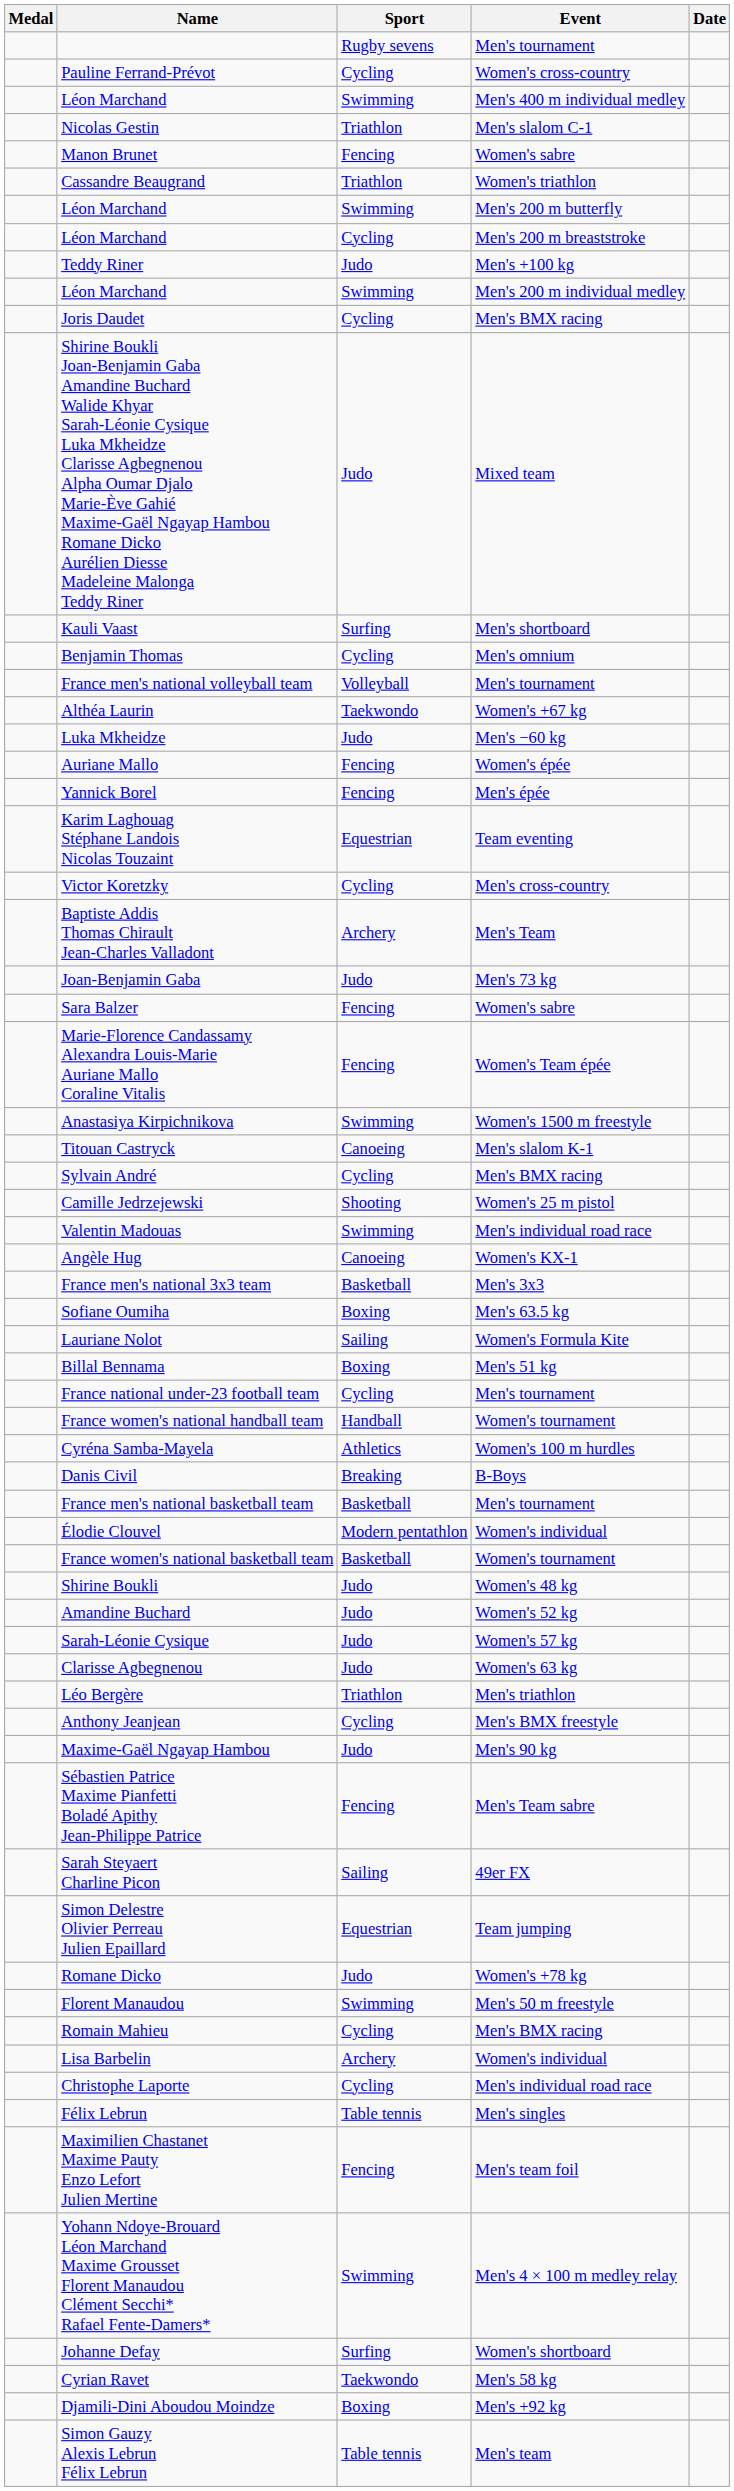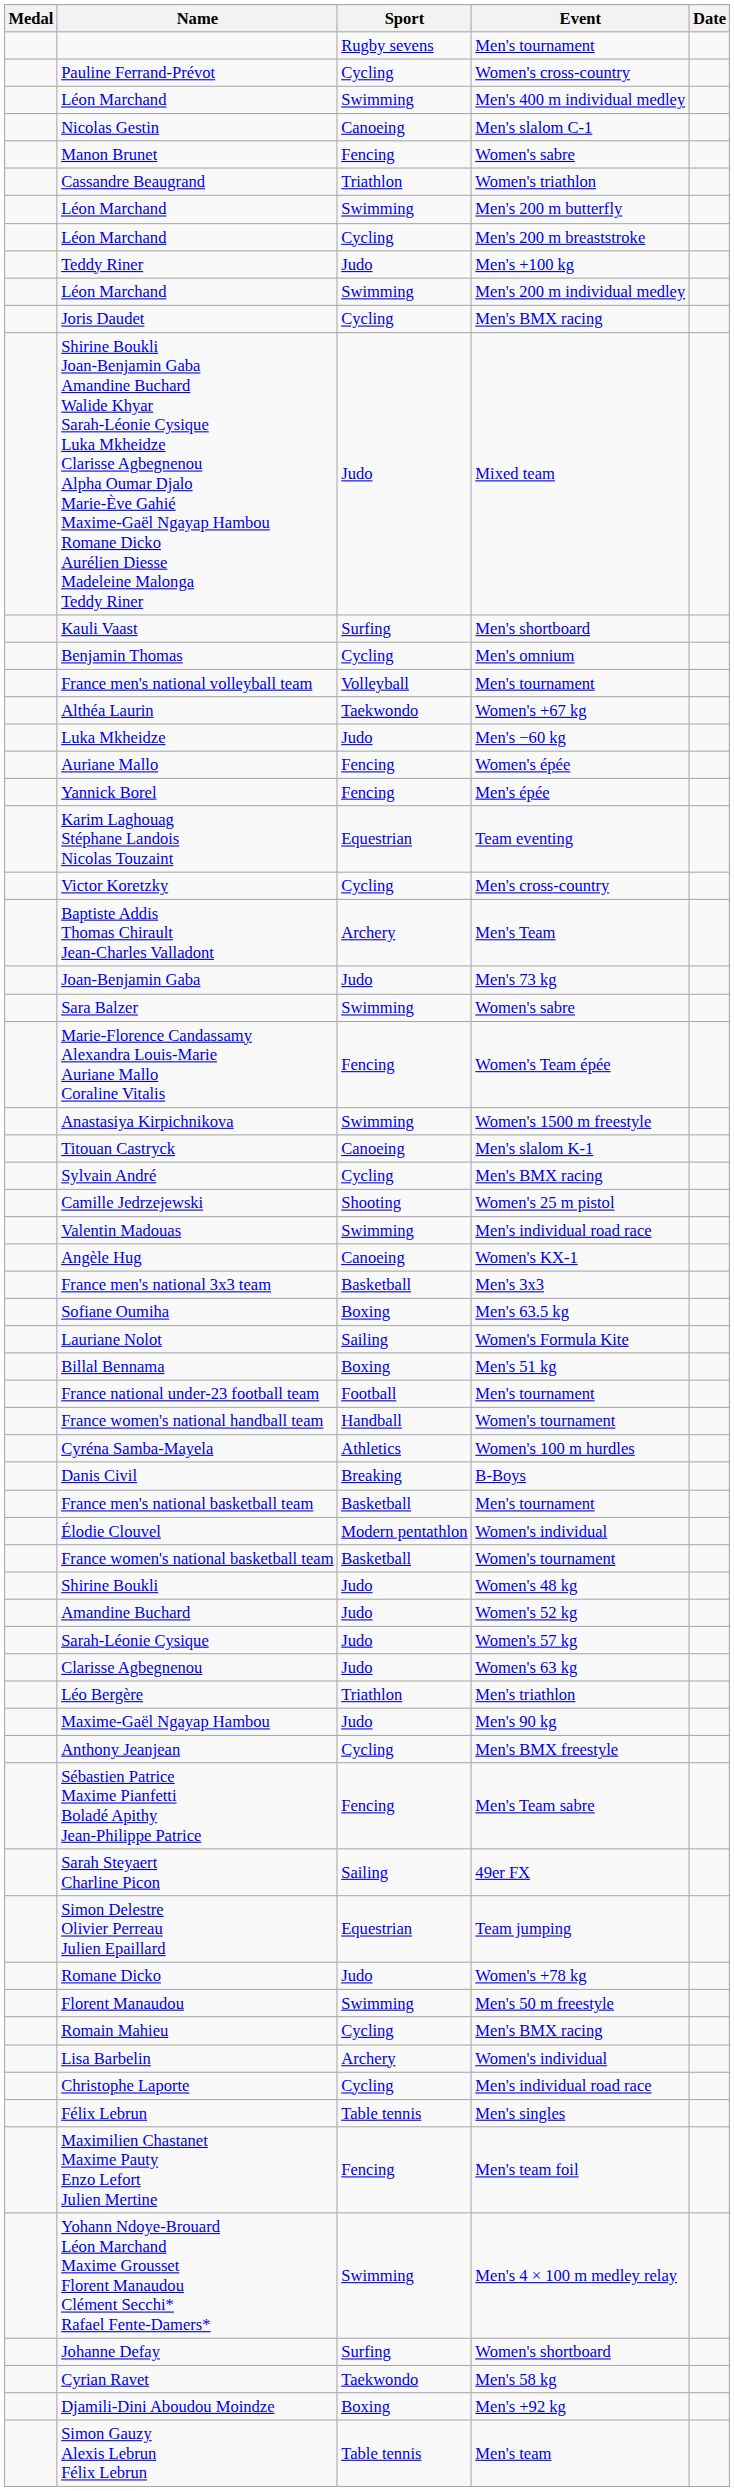(372, 127) Triathlon -> (373, 127) Canoeing
(368, 1007) Fencing -> (378, 1007) Swimming
(367, 1394) Cycling -> (369, 1394) Football
rows swapped: (121, 1722) <-> (166, 1749)
